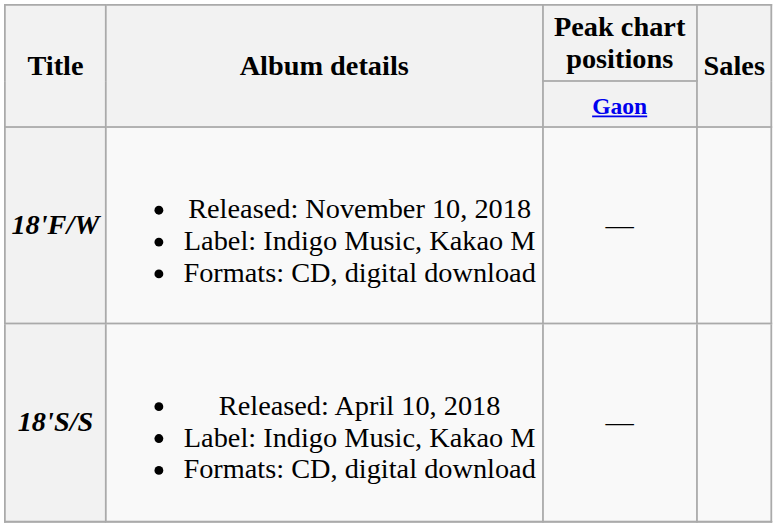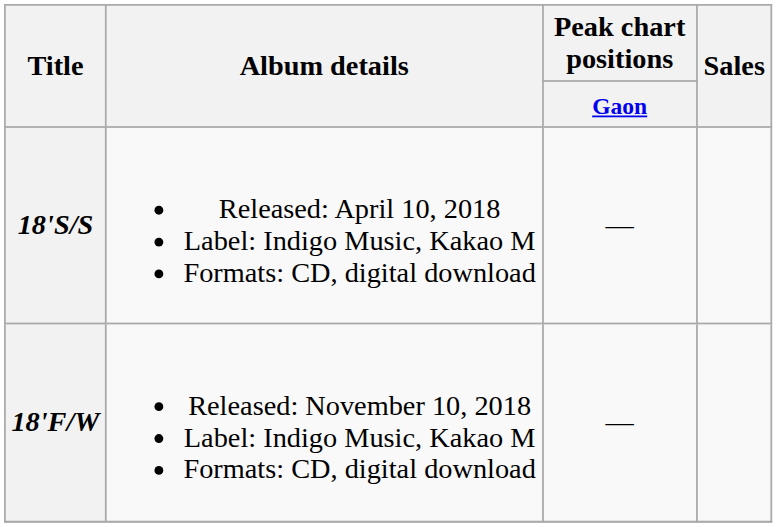rows swapped: (55, 421) <-> (55, 224)
